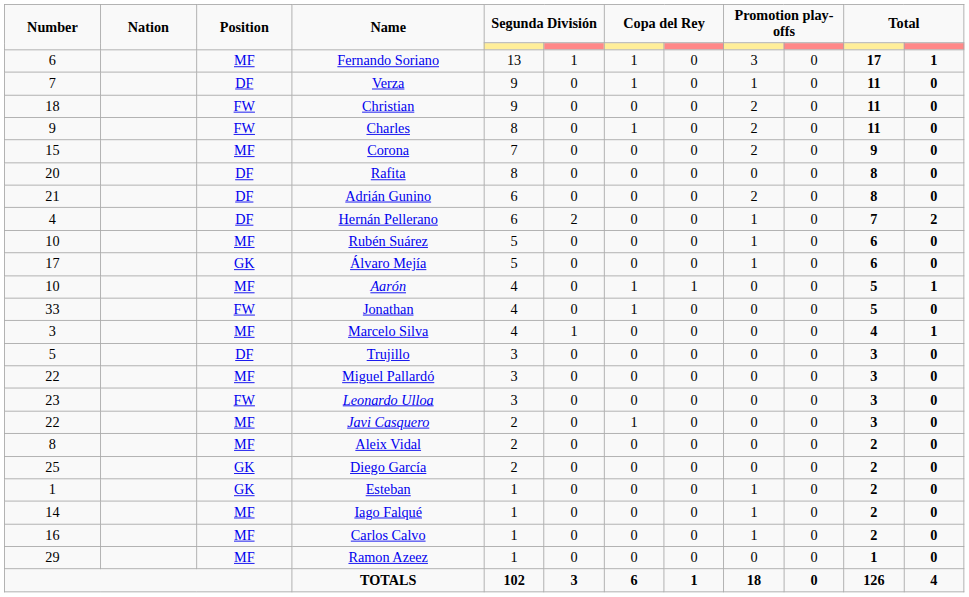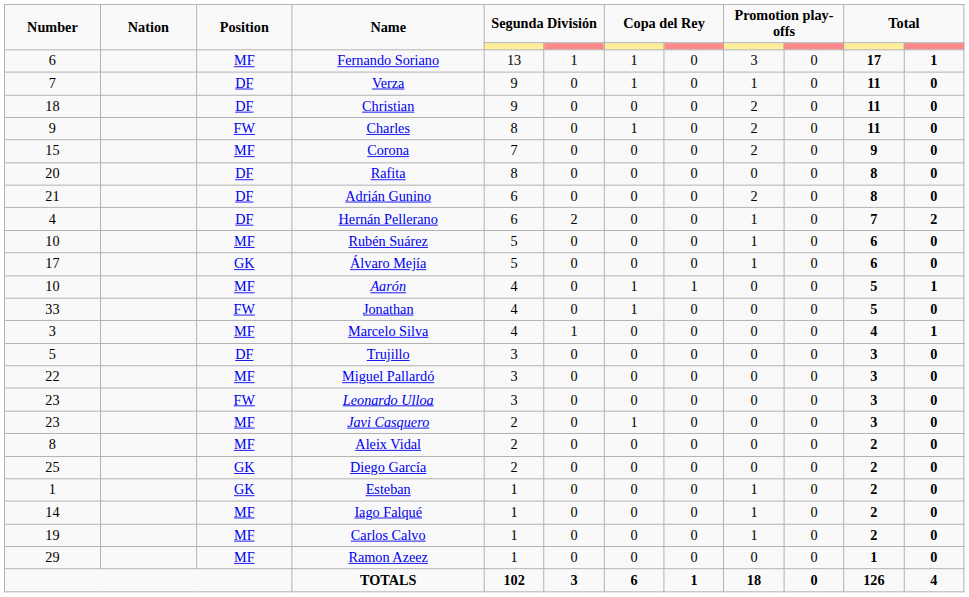(244, 106) FW -> (244, 106) DF
(52, 422) 22 -> (52, 422) 23
(52, 535) 16 -> (52, 535) 19
